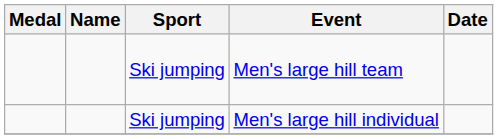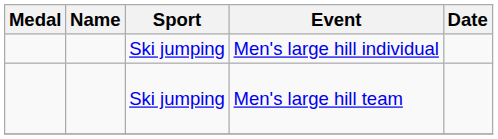rows swapped: (336, 120) <-> (318, 70)
